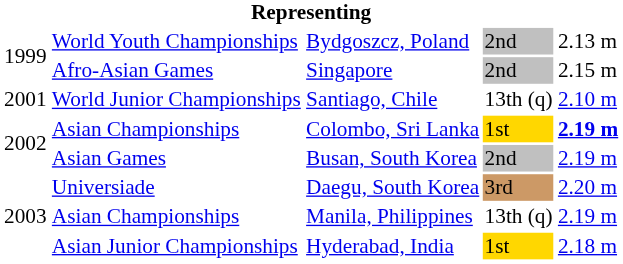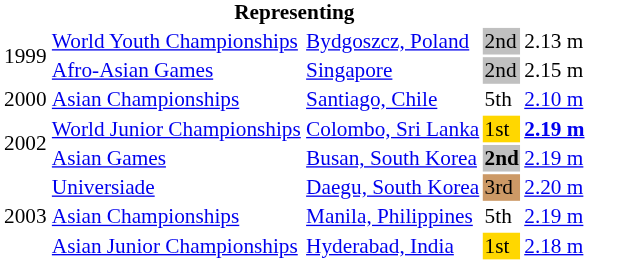(25, 99) 2001 -> (25, 99) 2000
(176, 99) World Junior Championships -> (146, 99) Asian Championships
(519, 99) 13th (q) -> (498, 99) 5th
(146, 128) Asian Championships -> (176, 128) World Junior Championships
(501, 158) normal -> (502, 158) bold
(519, 216) 13th (q) -> (498, 216) 5th
